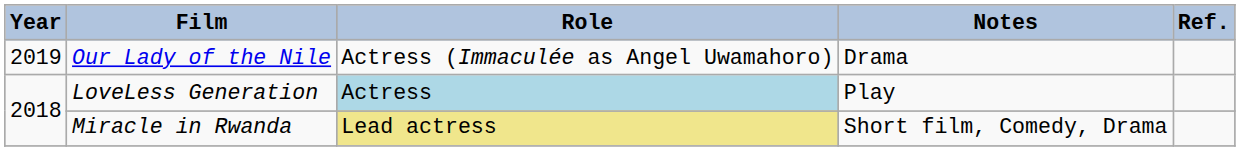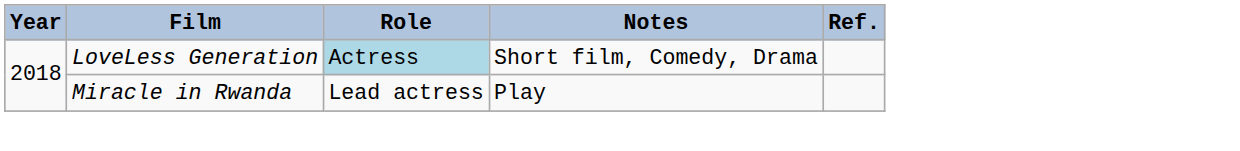- row: (202, 58)
(870, 93) Play -> (656, 58) Short film, Comedy, Drama
(419, 128) khaki background -> (406, 93) no background
(1006, 128) Short film, Comedy, Drama -> (520, 93) Play
